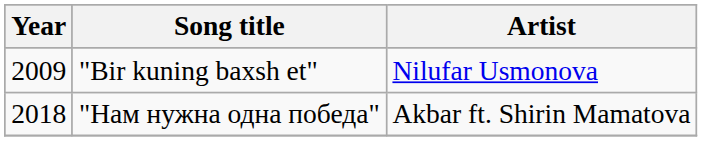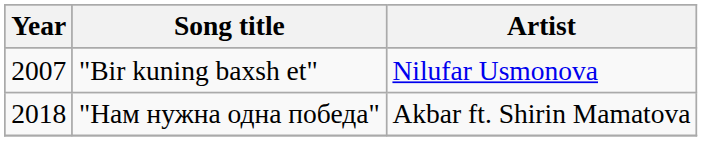(39, 69) 2009 -> (39, 69) 2007
